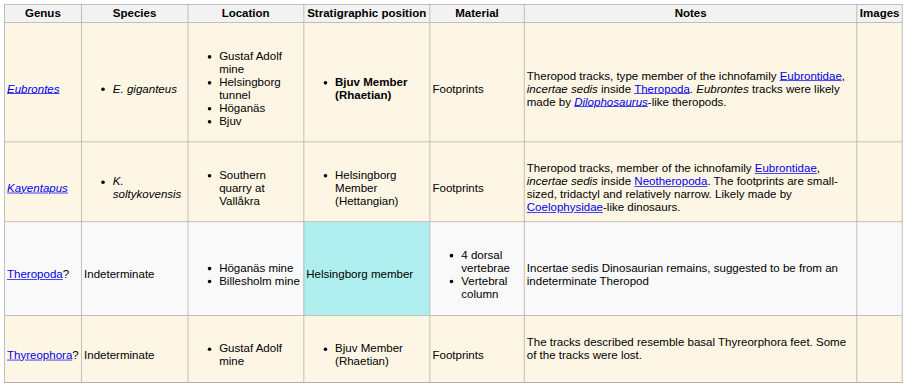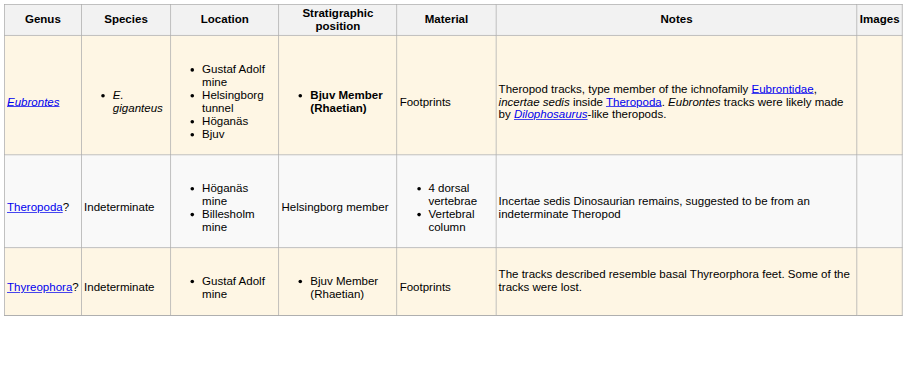- row: (37, 188)
(360, 275) paleturquoise background -> (335, 207) no background
